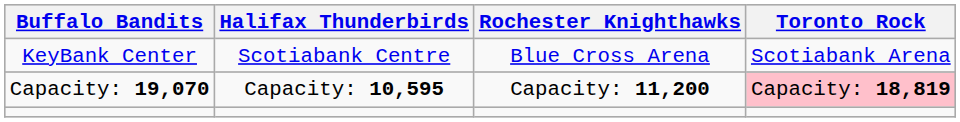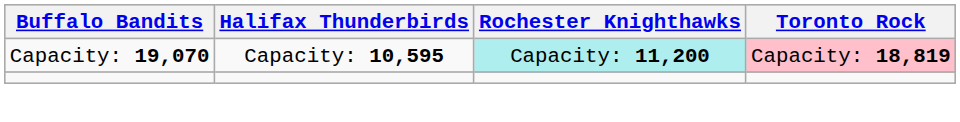- row: (110, 56)
(610, 90) no background -> (610, 56) paleturquoise background
